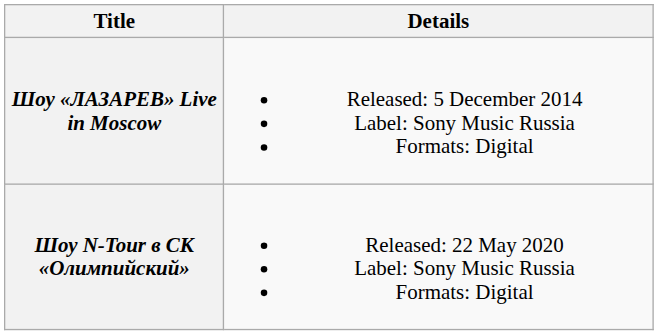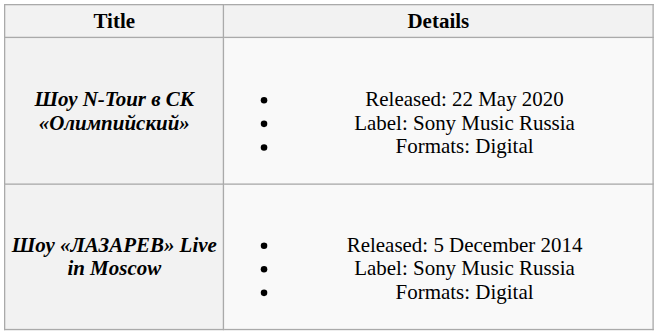rows swapped: (114, 110) <-> (114, 256)
